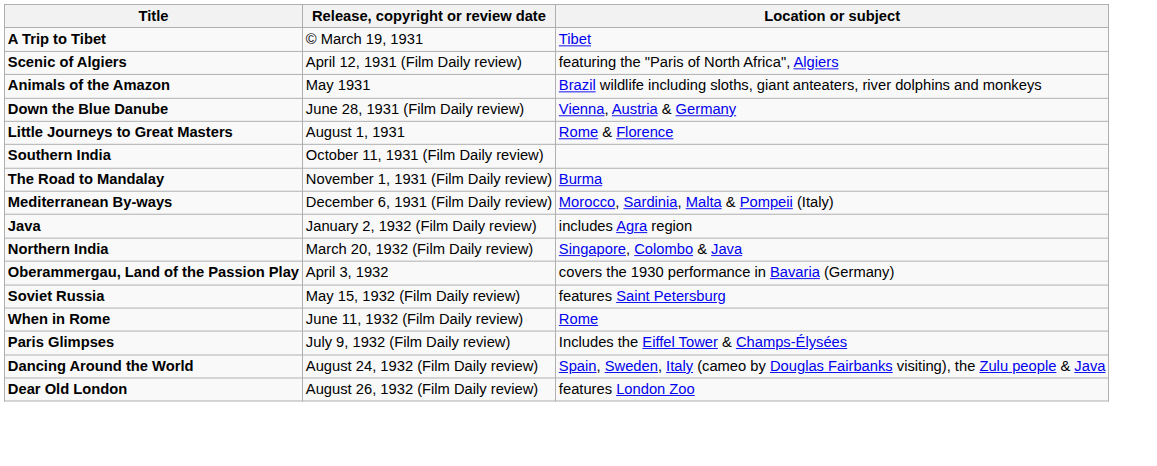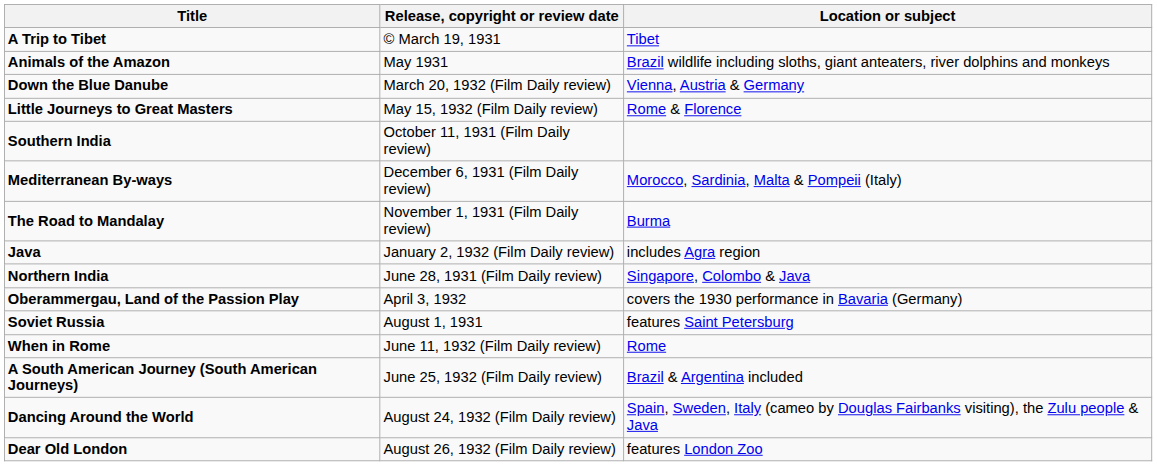- row: (67, 62)
(415, 109) June 28, 1931 (Film Daily review) -> (497, 86) March 20, 1932 (Film Daily review)
(355, 132) August 1, 1931 -> (491, 109) May 15, 1932 (Film Daily review)
rows swapped: (86, 179) <-> (90, 202)
(420, 249) March 20, 1932 (Film Daily review) -> (493, 275) June 28, 1931 (Film Daily review)
(413, 296) May 15, 1932 (Film Daily review) -> (433, 322) August 1, 1931
+ row: (162, 377)
- row: (61, 343)
